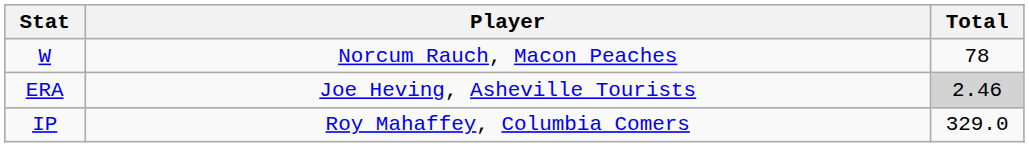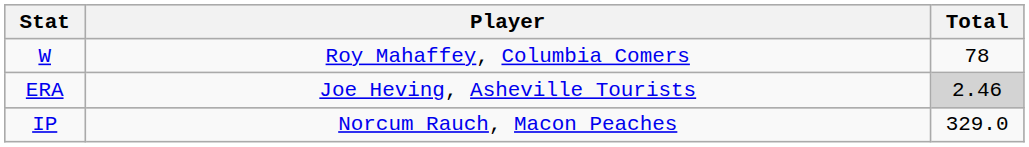(508, 56) Norcum Rauch, Macon Peaches -> (508, 56) Roy Mahaffey, Columbia Comers
(508, 124) Roy Mahaffey, Columbia Comers -> (508, 124) Norcum Rauch, Macon Peaches
